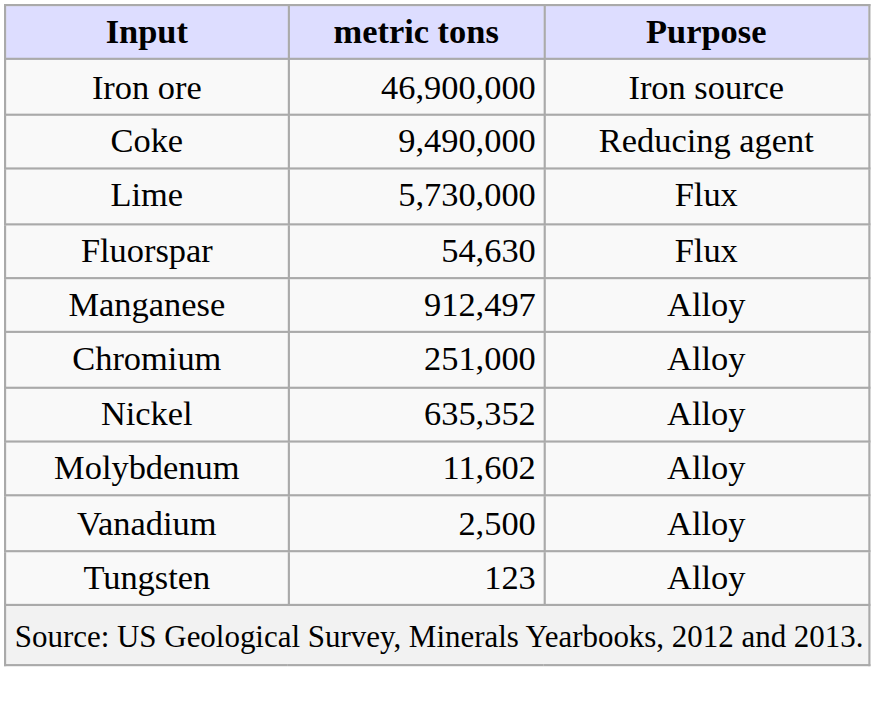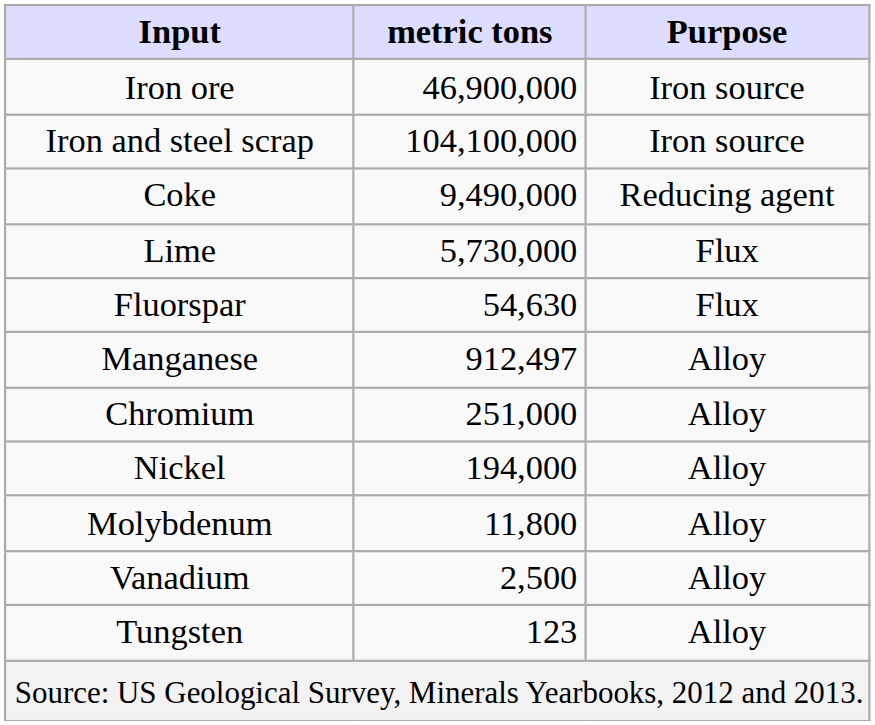+ row: (180, 140)
(480, 413) 635,352 -> (521, 468) 194,000
(489, 468) 11,602 -> (531, 522) 11,800
